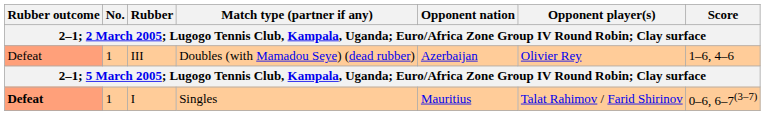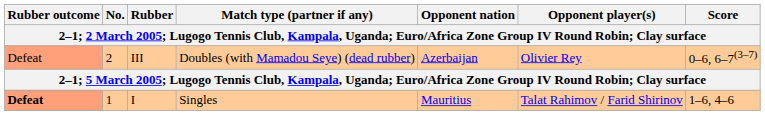(109, 55) 1 -> (109, 57) 2
(711, 55) 1–6, 4–6 -> (723, 57) 0–6, 6–7(3–7)
(723, 98) 0–6, 6–7(3–7) -> (711, 100) 1–6, 4–6
